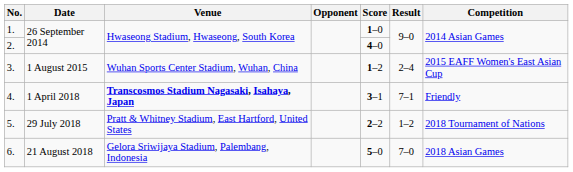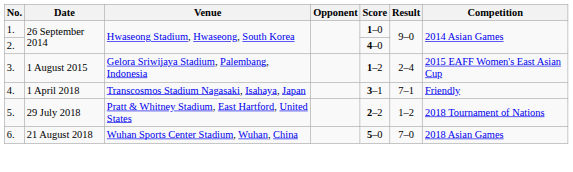(202, 68) Wuhan Sports Center Stadium, Wuhan, China -> (188, 68) Gelora Sriwijaya Stadium, Palembang, Indonesia
(199, 96) bold -> (206, 90) normal
(188, 152) Gelora Sriwijaya Stadium, Palembang, Indonesia -> (202, 135) Wuhan Sports Center Stadium, Wuhan, China
